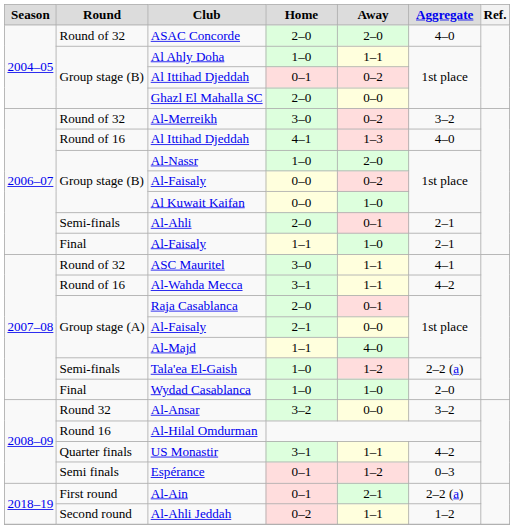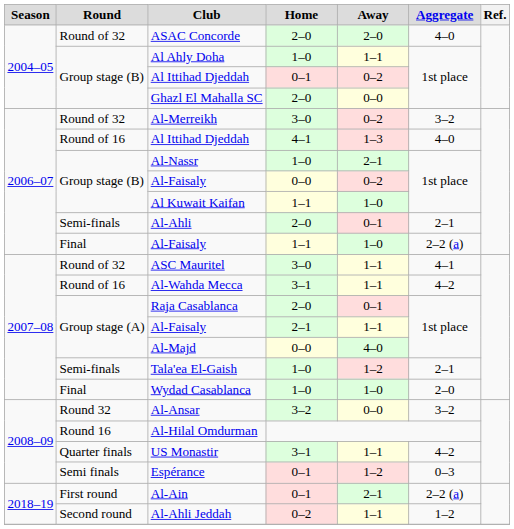(373, 160) 2–0 -> (373, 160) 2–1
(301, 202) 0–0 -> (301, 202) 1–1
(445, 243) 2–1 -> (445, 243) 2–2 (a)
(373, 327) 0–0 -> (373, 327) 1–1
(301, 347) 1–1 -> (301, 347) 0–0
(445, 368) 2–2 (a) -> (445, 368) 2–1
